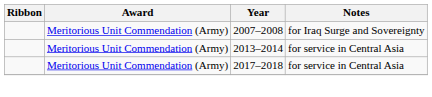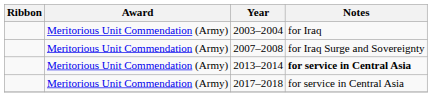+ row: (258, 30)
(346, 48) normal -> (350, 65) bold
